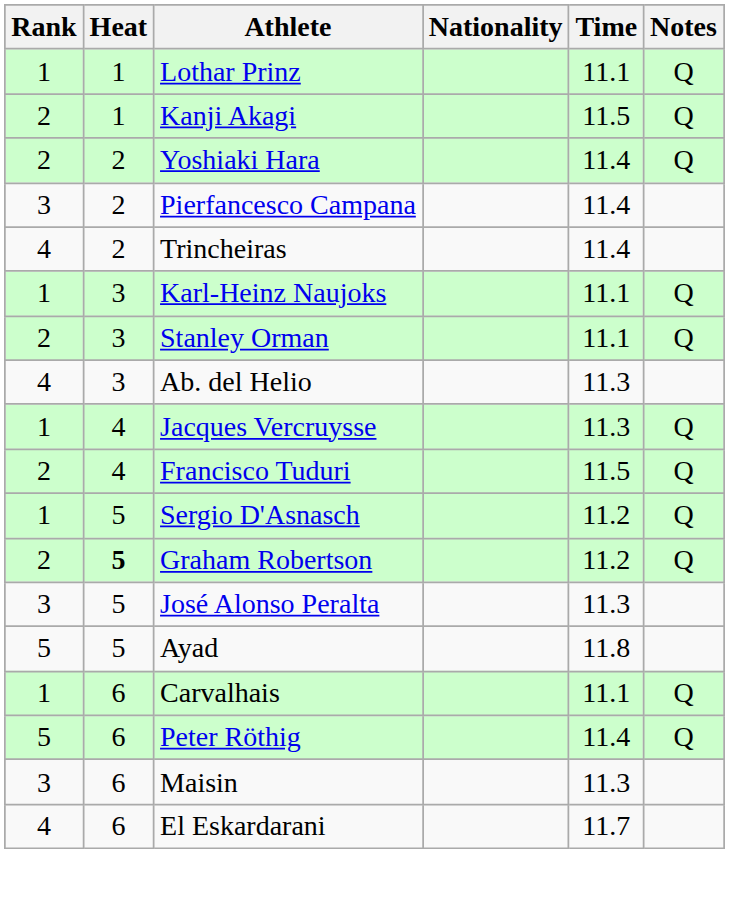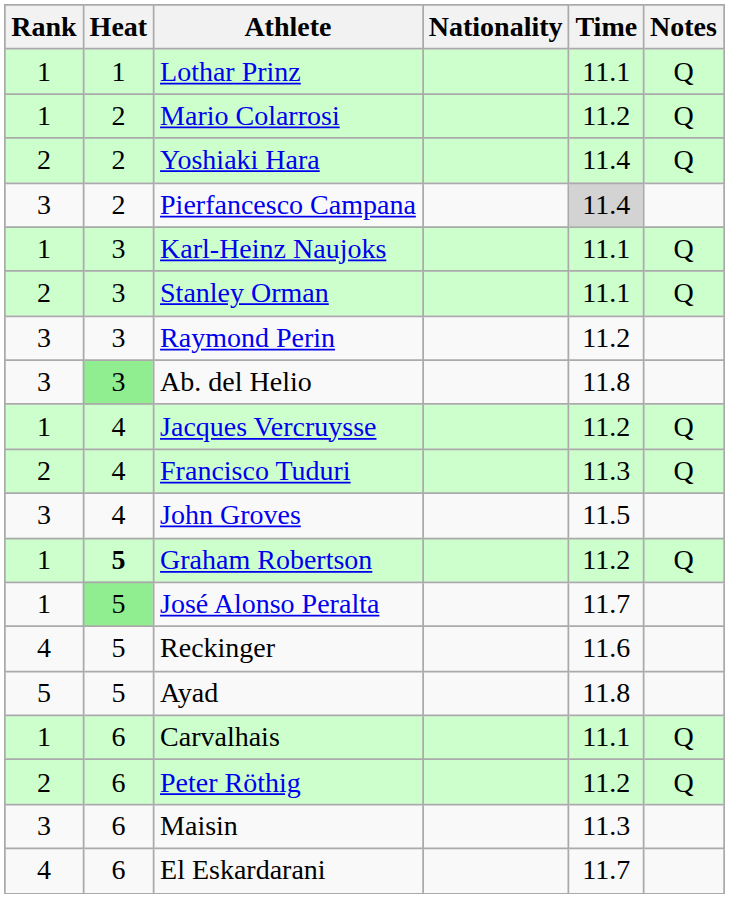- row: (228, 115)
+ row: (250, 115)
(606, 204) no background -> (606, 204) lightgrey background
- row: (223, 248)
+ row: (248, 337)
(44, 381) 4 -> (44, 381) 3
(118, 381) no background -> (118, 381) lightgreen background
(606, 381) 11.3 -> (606, 381) 11.8
(606, 426) 11.3 -> (606, 426) 11.2
(606, 470) 11.5 -> (606, 470) 11.3
+ row: (230, 515)
- row: (260, 515)
(44, 559) 2 -> (44, 559) 1
(44, 603) 3 -> (44, 603) 1
(118, 603) no background -> (118, 603) lightgreen background
(606, 603) 11.3 -> (606, 603) 11.7
+ row: (218, 648)
(44, 737) 5 -> (44, 781) 2
(606, 737) 11.4 -> (606, 781) 11.2
